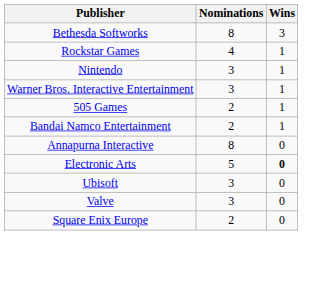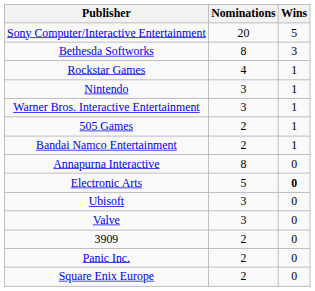+ row: (106, 32)
+ row: (106, 239)
+ row: (106, 257)
